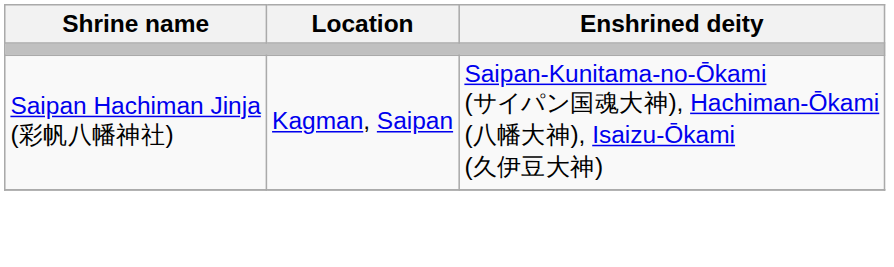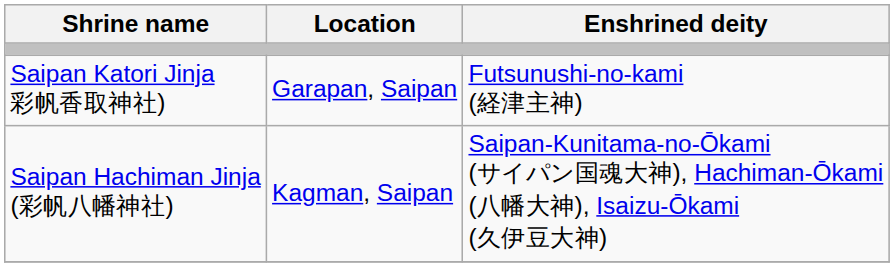+ row: (112, 88)
